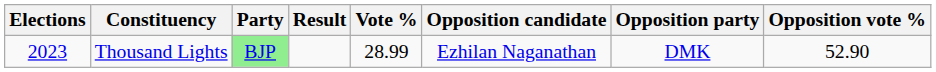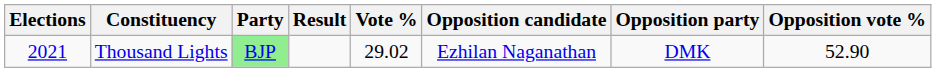(47, 51) 2023 -> (47, 51) 2021
(386, 51) 28.99 -> (386, 51) 29.02
